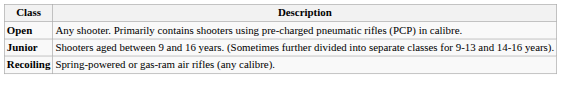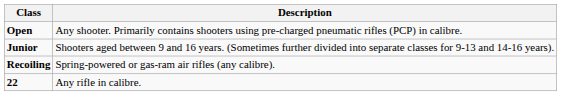+ row: (12, 82)
